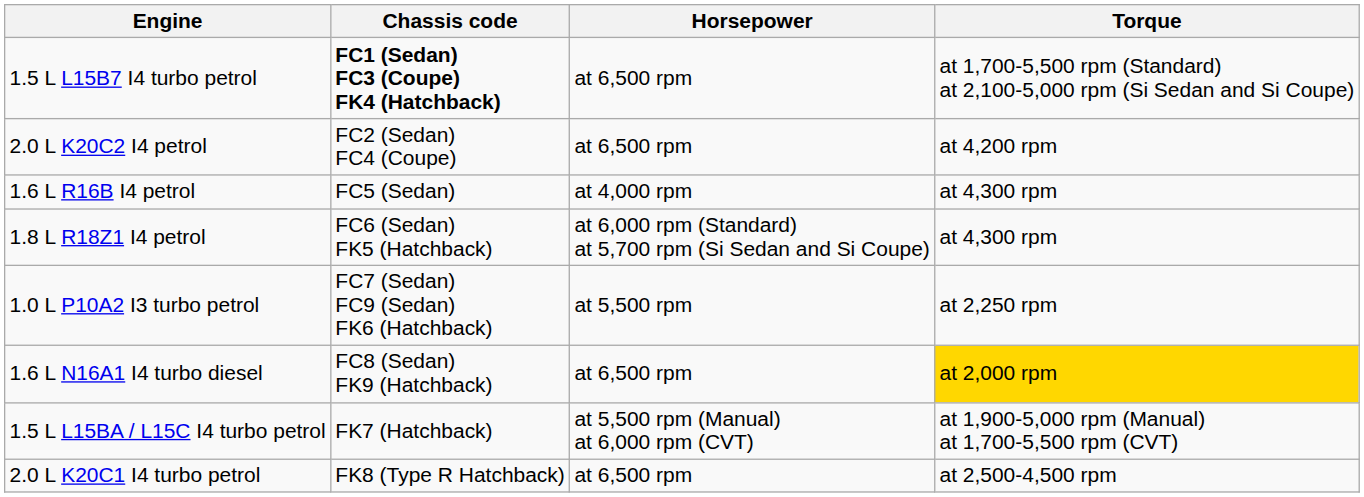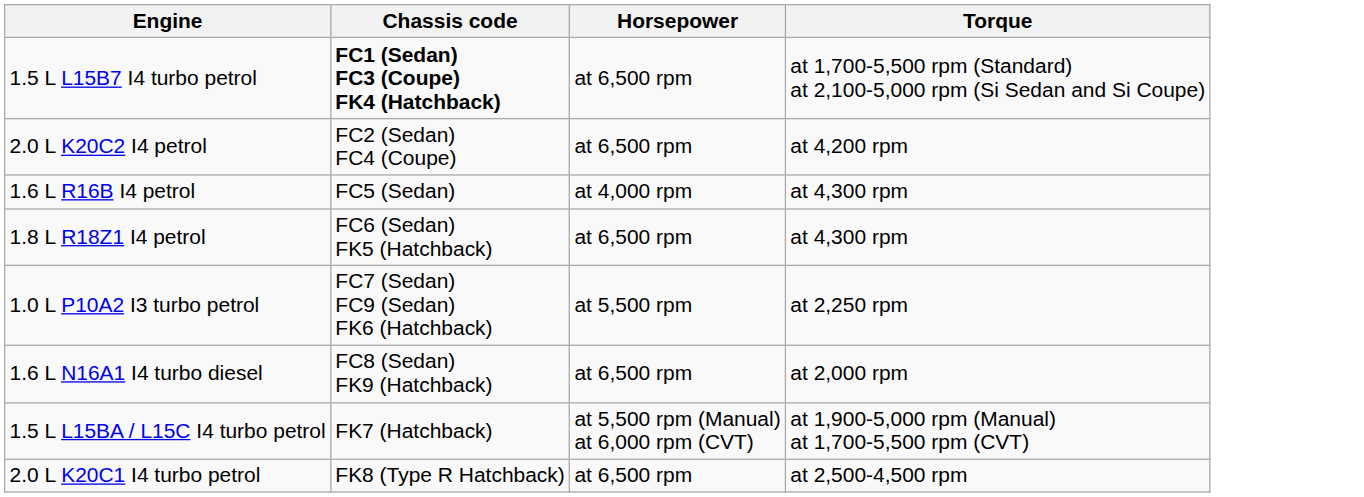(752, 236) at 6,000 rpm (Standard) at 5,700 rpm (Si Sedan and Si Coupe) -> (633, 236) at 6,500 rpm
(998, 373) gold background -> (849, 373) no background
